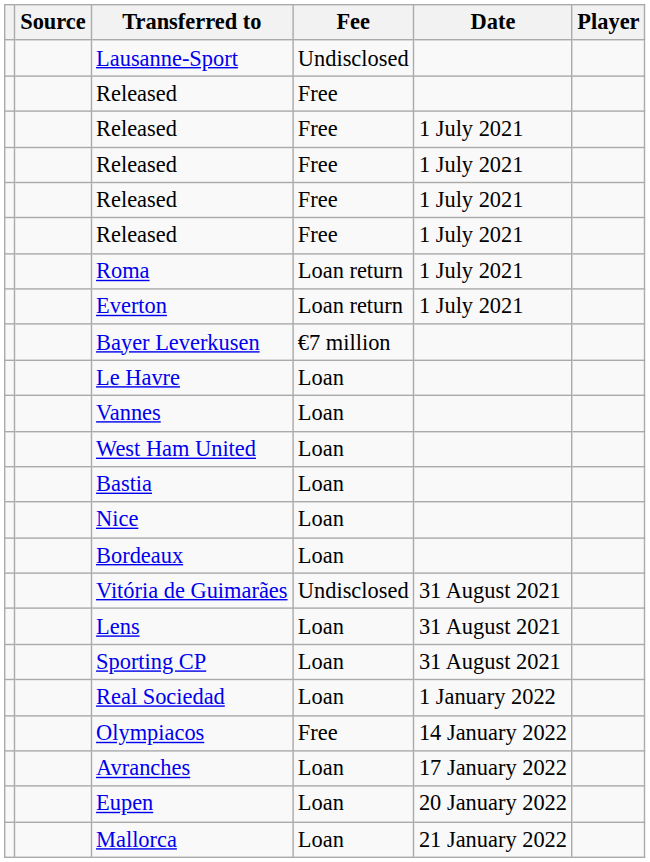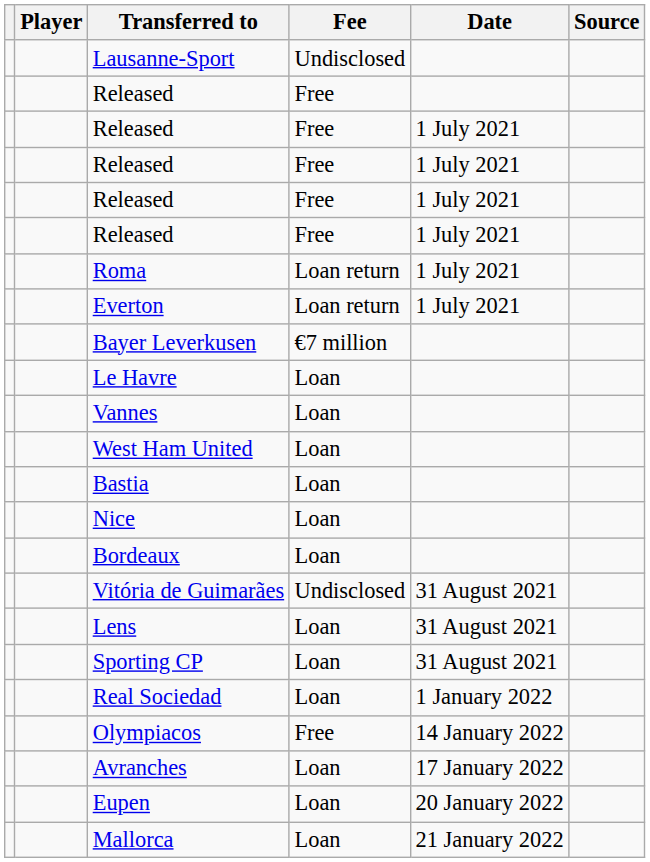columns swapped: (608, 22) <-> (53, 22)
